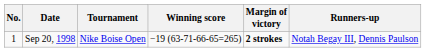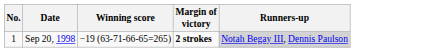- column: (113, 18)
(355, 39) no background -> (285, 39) lightgrey background
